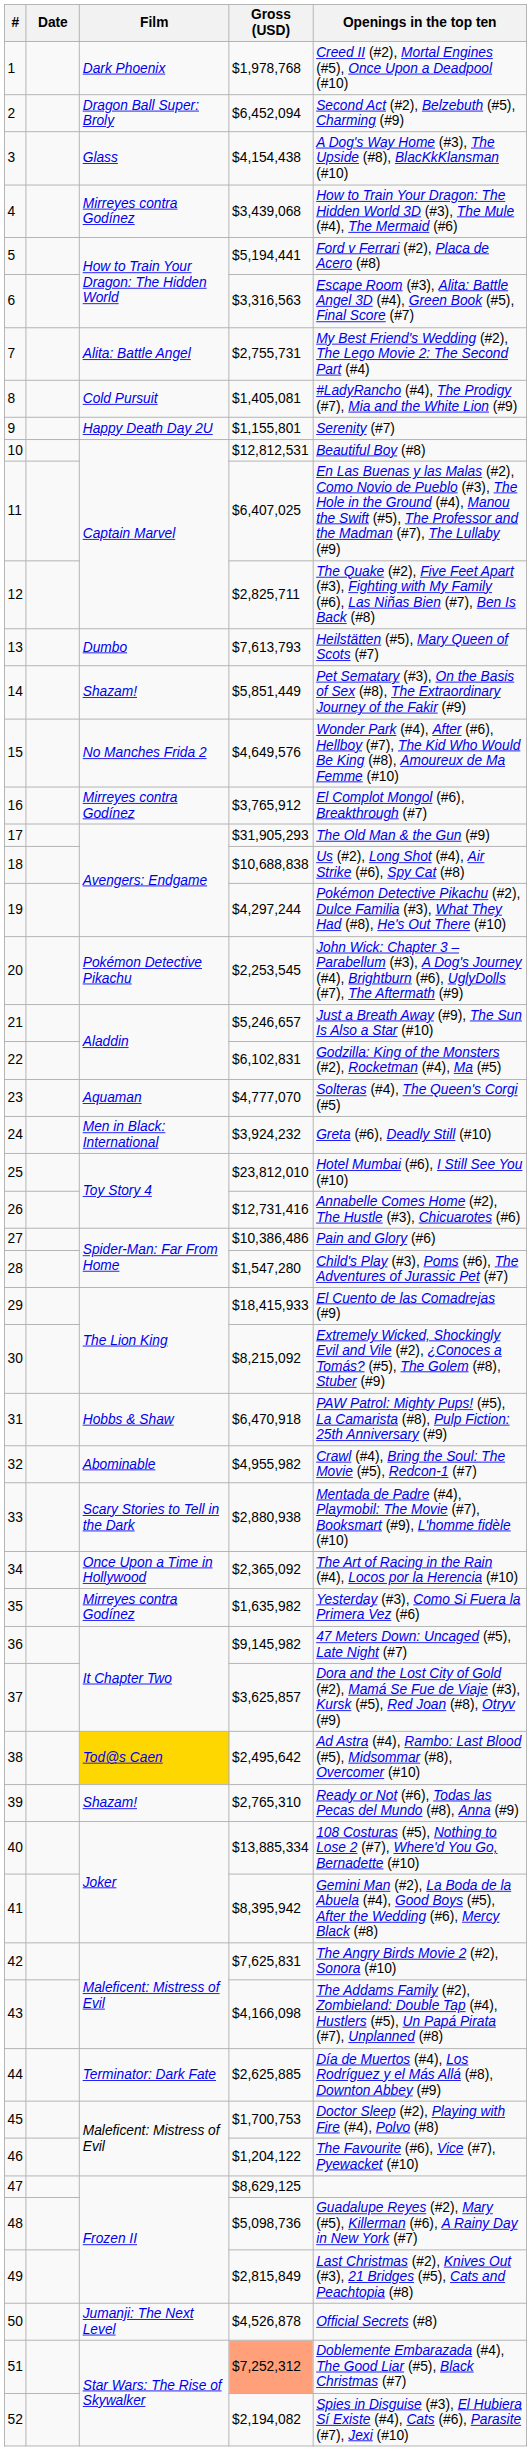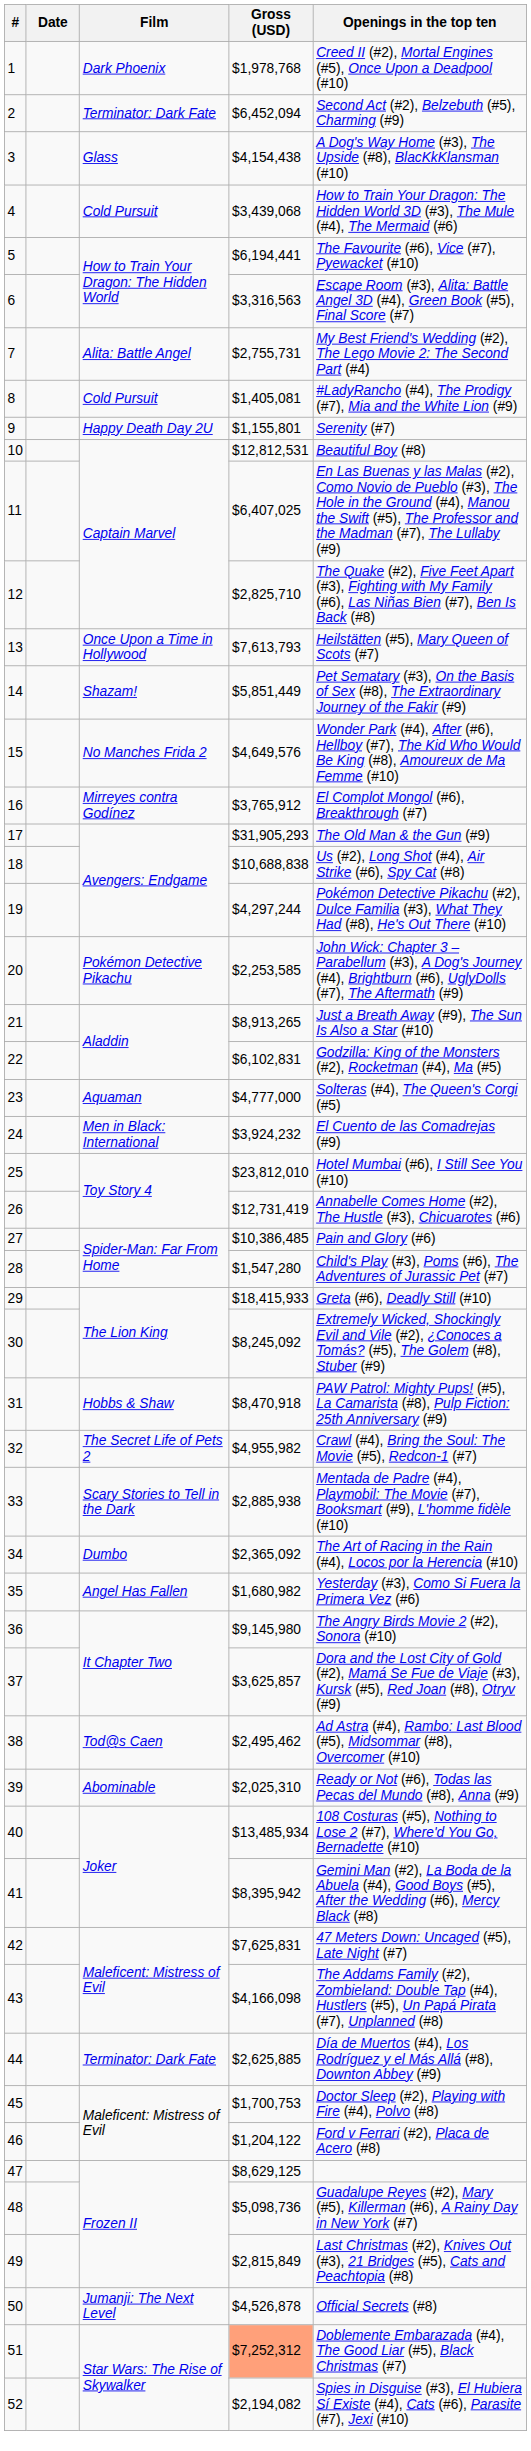(141, 113) Dragon Ball Super: Broly -> (149, 113) Terminator: Dark Fate
(130, 211) Mirreyes contra Godínez -> (120, 211) Cold Pursuit
(267, 256) $5,194,441 -> (267, 256) $6,194,441
(403, 256) Ford v Ferrari (#2), Placa de Acero (#8) -> (406, 256) The Favourite (#6), Vice (#7), Pyewacket (#10)
(266, 594) $2,825,711 -> (267, 594) $2,825,710
(105, 647) Dumbo -> (148, 647) Once Upon a Time in Hollywood
(267, 970) $2,253,545 -> (267, 970) $2,253,585
(267, 1023) $5,246,657 -> (267, 1023) $8,913,265
(267, 1097) $4,777,070 -> (267, 1097) $4,777,000
(404, 1135) Greta (#6), Deadly Still (#10) -> (406, 1135) El Cuento de las Comadrejas (#9)
(270, 1209) $12,731,416 -> (270, 1209) $12,731,419
(270, 1239) $10,386,486 -> (270, 1239) $10,386,485
(406, 1306) El Cuento de las Comadrejas (#9) -> (404, 1298) Greta (#6), Deadly Still (#10)
(267, 1358) $8,215,092 -> (267, 1343) $8,245,092
(267, 1419) $6,470,918 -> (267, 1403) $8,470,918
(119, 1464) Abominable -> (153, 1449) The Secret Life of Pets 2
(267, 1517) $2,880,938 -> (267, 1501) $2,885,938
(148, 1570) Once Upon a Time in Hollywood -> (105, 1554) Dumbo
(130, 1607) Mirreyes contra Godínez -> (135, 1591) Angel Has Fallen
(267, 1607) $1,635,982 -> (267, 1591) $1,680,982
(267, 1644) $9,145,982 -> (267, 1629) $9,145,980
(414, 1644) 47 Meters Down: Uncaged (#5), Late Night (#7) -> (407, 1629) The Angry Birds Movie 2 (#2), Sonora (#10)
(123, 1757) gold background -> (123, 1742) no background
(267, 1757) $2,495,642 -> (267, 1742) $2,495,462
(110, 1803) Shazam! -> (119, 1787) Abominable
(267, 1803) $2,765,310 -> (267, 1787) $2,025,310
(270, 1848) $13,885,334 -> (270, 1832) $13,485,934
(407, 1961) The Angry Birds Movie 2 (#2), Sonora (#10) -> (414, 1945) 47 Meters Down: Uncaged (#5), Late Night (#7)
(406, 2157) The Favourite (#6), Vice (#7), Pyewacket (#10) -> (403, 2141) Ford v Ferrari (#2), Placa de Acero (#8)
